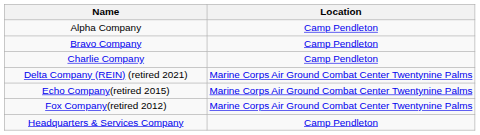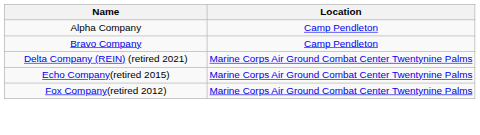- row: (106, 59)
- row: (106, 122)
